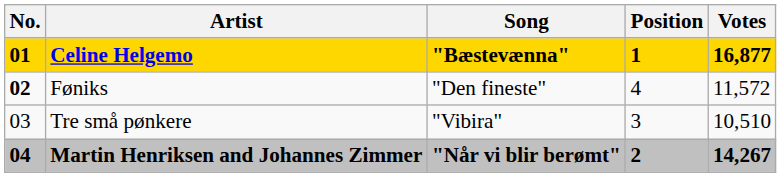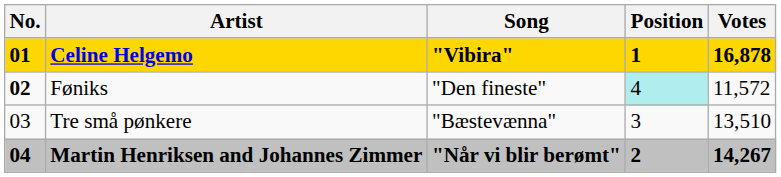(501, 54) "Bæstevænna" -> (473, 54) "Vibira"
(742, 54) 16,877 -> (742, 54) 16,878
(636, 88) no background -> (636, 88) paleturquoise background
(467, 121) "Vibira" -> (494, 121) "Bæstevænna"
(742, 121) 10,510 -> (742, 121) 13,510
